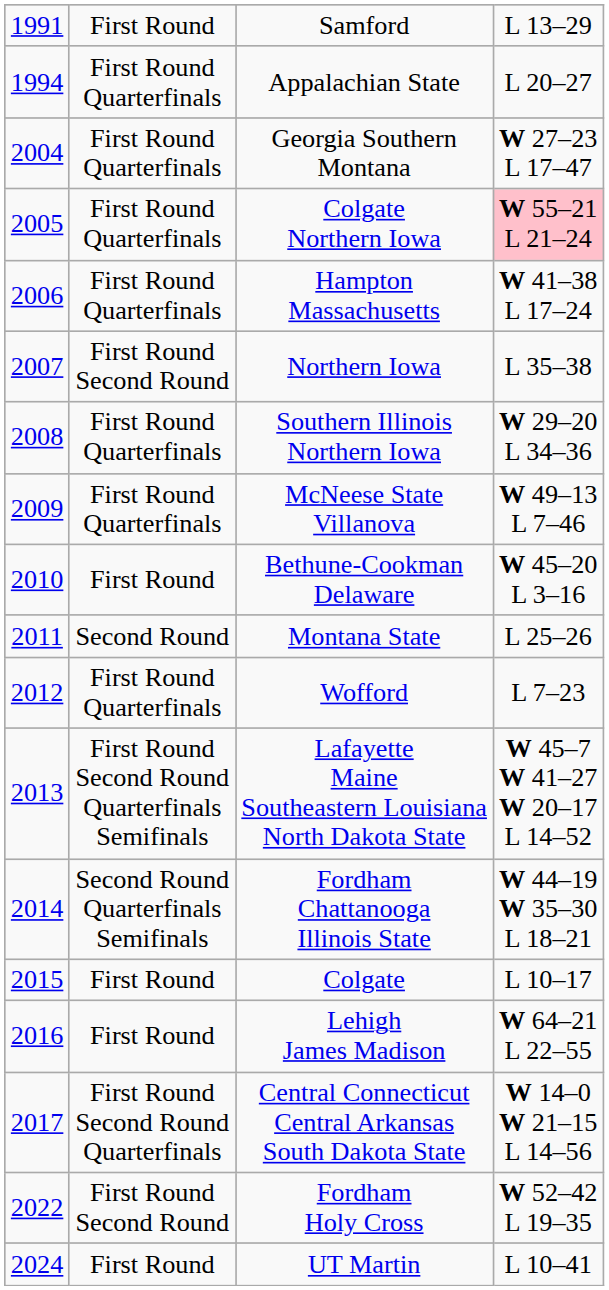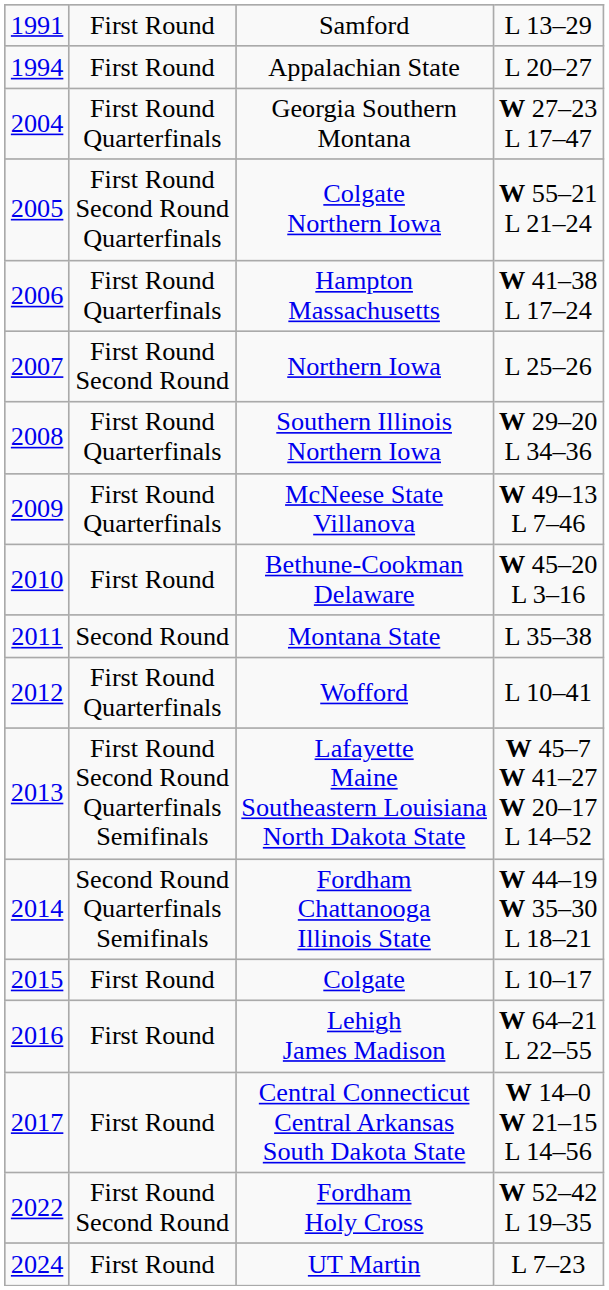(152, 81) First Round Quarterfinals -> (152, 66) First Round
(152, 223) First Round Quarterfinals -> (152, 209) First Round Second Round Quarterfinals
(548, 223) pink background -> (548, 209) no background
(548, 366) L 35–38 -> (548, 366) L 25–26
(548, 636) L 25–26 -> (548, 636) L 35–38
(548, 692) L 7–23 -> (548, 692) L 10–41
(152, 1121) First Round Second Round Quarterfinals -> (152, 1121) First Round
(548, 1264) L 10–41 -> (548, 1264) L 7–23
